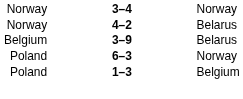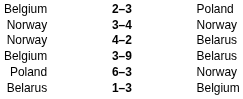+ row: (122, 9)
(29, 72) Poland -> (27, 88) Belarus
